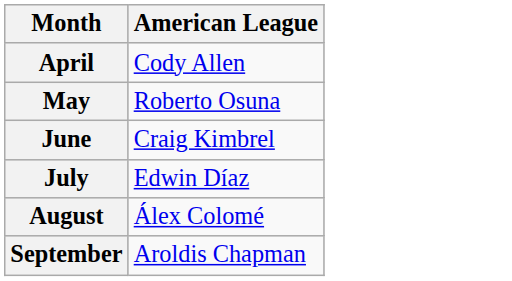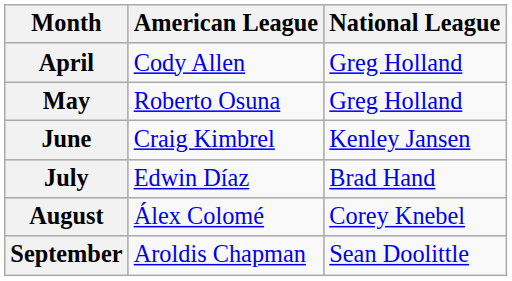+ column: (415, 23)
